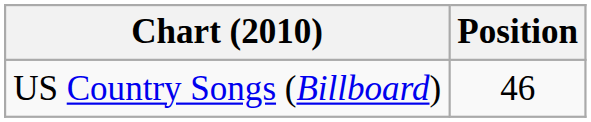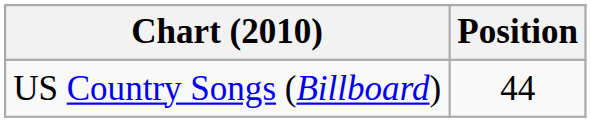(518, 87) 46 -> (518, 87) 44
